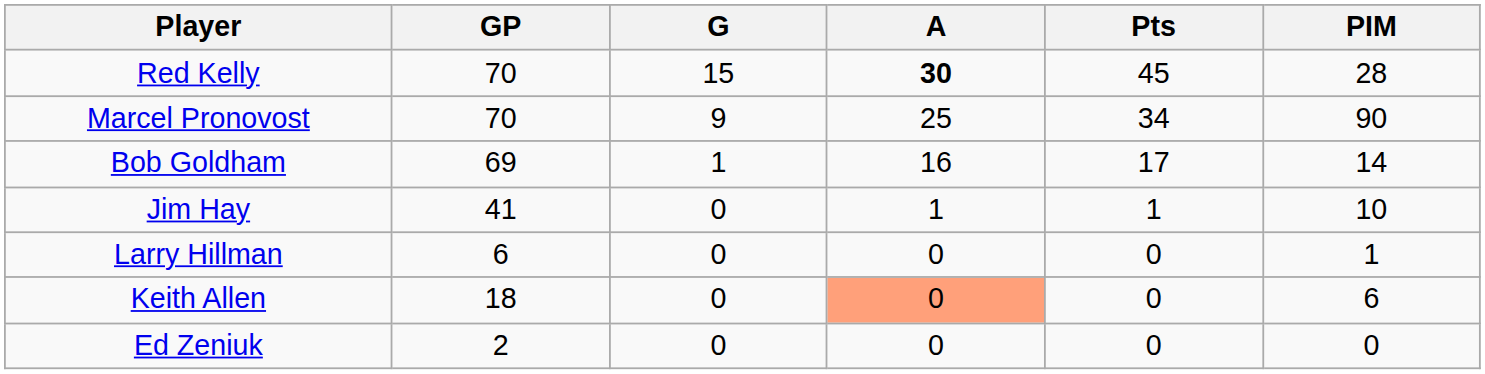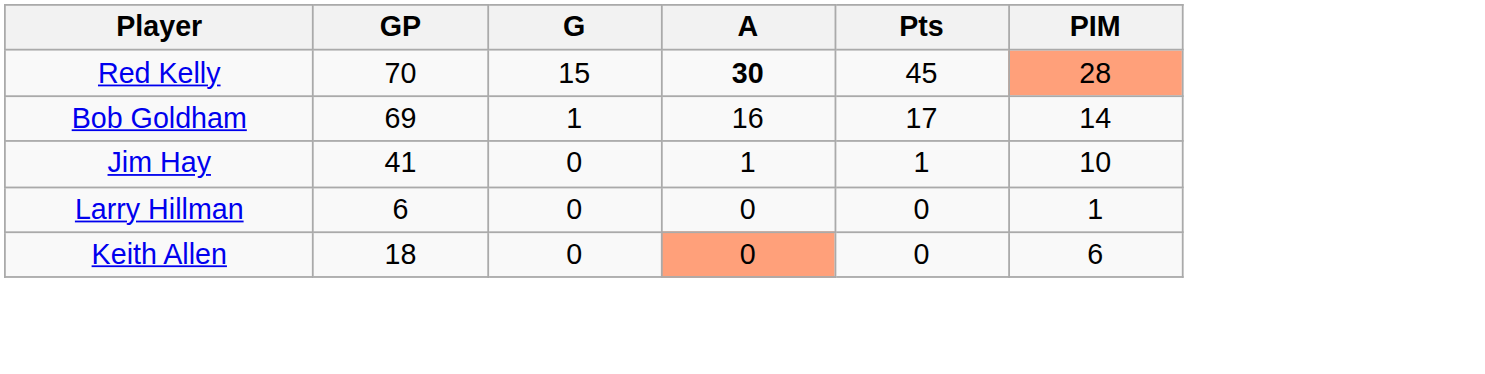(1371, 72) no background -> (1095, 72) lightsalmon background
- row: (198, 118)
- row: (198, 345)
